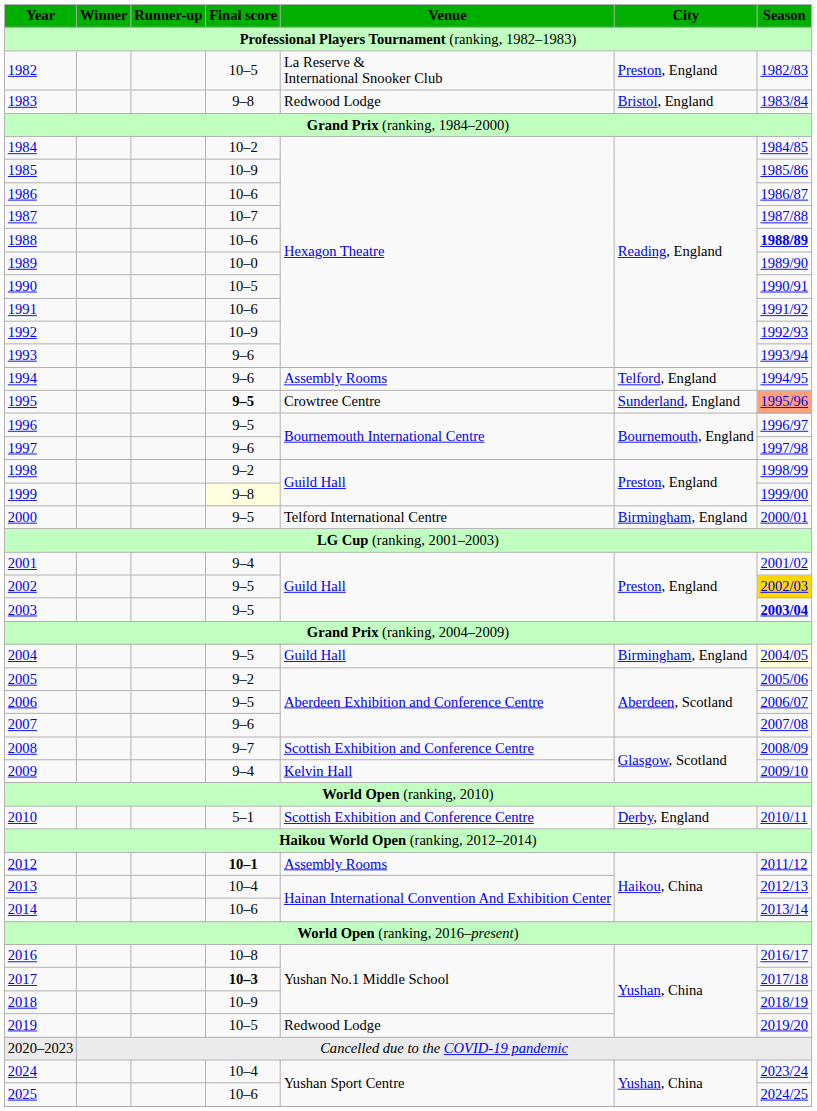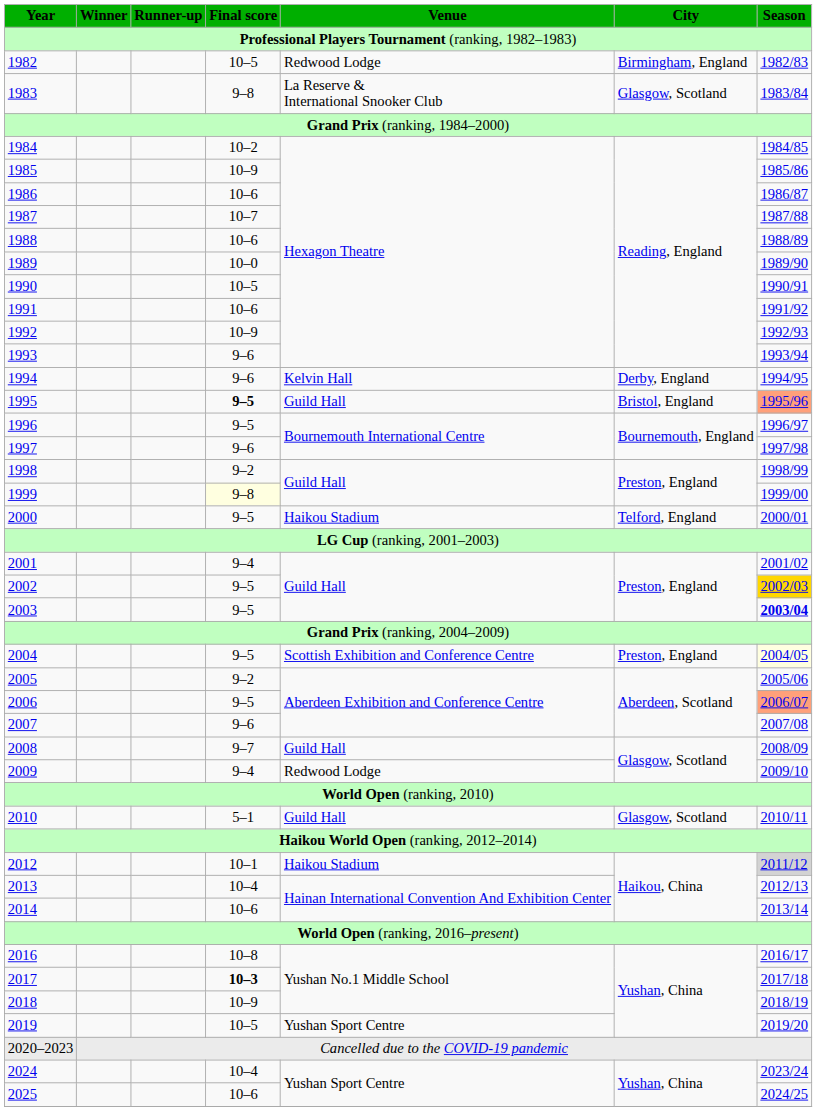(363, 70) La Reserve & International Snooker Club -> (332, 62) Redwood Lodge
(668, 70) Preston, England -> (683, 62) Birmingham, England
(332, 101) Redwood Lodge -> (363, 93) La Reserve & International Snooker Club
(666, 101) Bristol, England -> (672, 93) Glasgow, Scotland
(784, 240) bold -> (784, 240) normal
(336, 378) Assembly Rooms -> (318, 378) Kelvin Hall
(667, 378) Telford, England -> (663, 378) Derby, England
(332, 401) Crowtree Centre -> (315, 401) Guild Hall
(679, 401) Sunderland, England -> (666, 401) Bristol, England
(366, 517) Telford International Centre -> (331, 517) Haikou Stadium
(683, 517) Birmingham, England -> (667, 517) Telford, England
(315, 655) Guild Hall -> (409, 655) Scottish Exhibition and Conference Centre
(683, 655) Birmingham, England -> (668, 655) Preston, England
(784, 702) no background -> (784, 702) lightsalmon background
(409, 748) Scottish Exhibition and Conference Centre -> (315, 748) Guild Hall
(318, 771) Kelvin Hall -> (332, 771) Redwood Lodge
(409, 817) Scottish Exhibition and Conference Centre -> (315, 817) Guild Hall
(663, 817) Derby, England -> (672, 817) Glasgow, Scotland
(243, 863) bold -> (243, 863) normal
(336, 863) Assembly Rooms -> (331, 863) Haikou Stadium
(784, 863) no background -> (784, 863) lightgrey background
(332, 1025) Redwood Lodge -> (344, 1025) Yushan Sport Centre
